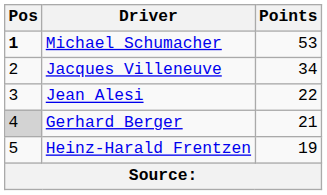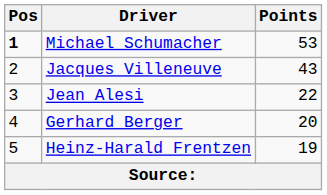(308, 71) 34 -> (308, 71) 43
(13, 123) lightgrey background -> (13, 123) no background
(308, 123) 21 -> (308, 123) 20
